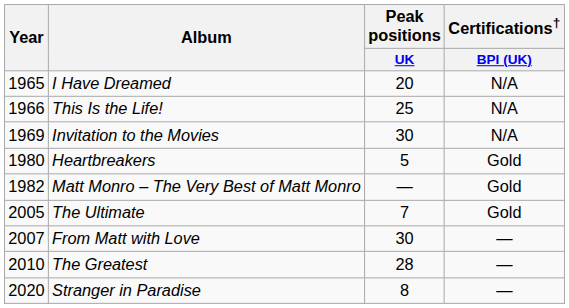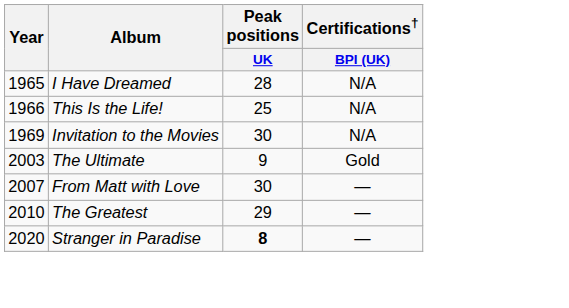(405, 83) 20 -> (263, 83) 28
- row: (104, 161)
- row: (206, 186)
(26, 212) 2005 -> (26, 161) 2003
(405, 212) 7 -> (263, 161) 9
(405, 264) 28 -> (263, 212) 29
(405, 290) normal -> (263, 238) bold
